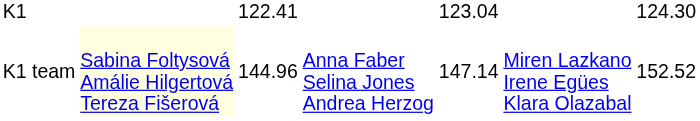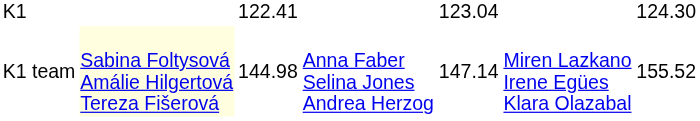(268, 71) 144.96 -> (268, 71) 144.98
(666, 71) 152.52 -> (666, 71) 155.52
